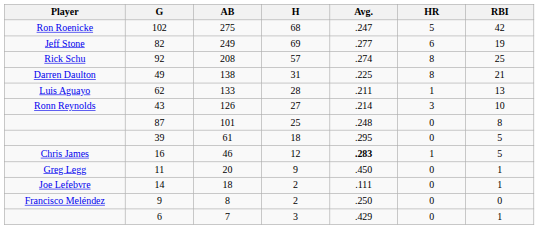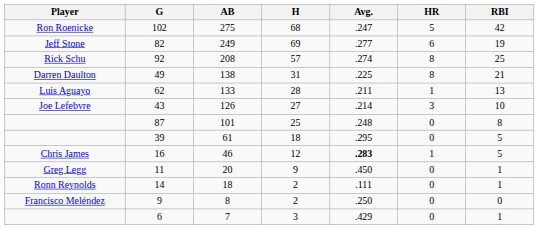(65, 106) Ronn Reynolds -> (65, 106) Joe Lefebvre
(65, 185) Joe Lefebvre -> (65, 185) Ronn Reynolds
